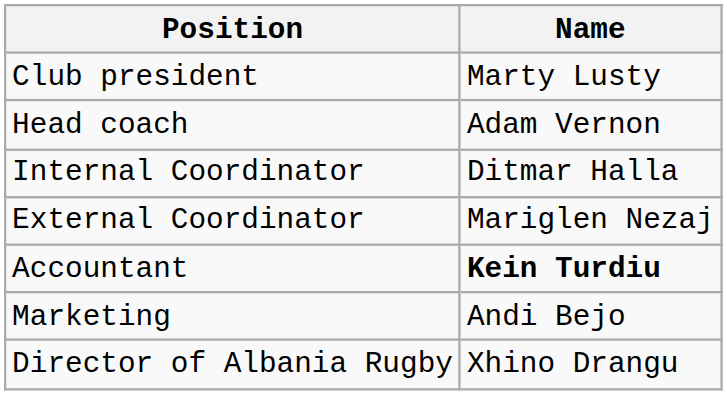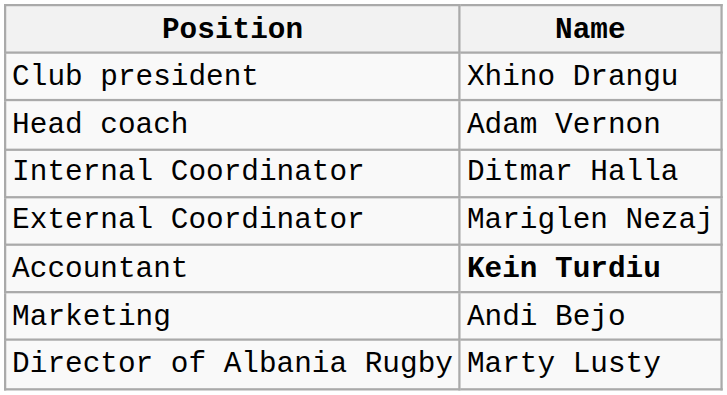(564, 77) Marty Lusty -> (573, 77) Xhino Drangu
(573, 364) Xhino Drangu -> (564, 364) Marty Lusty
